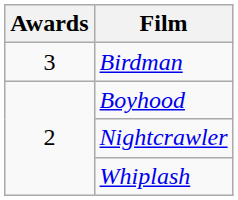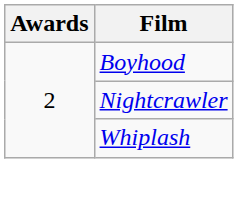- row: (141, 61)
